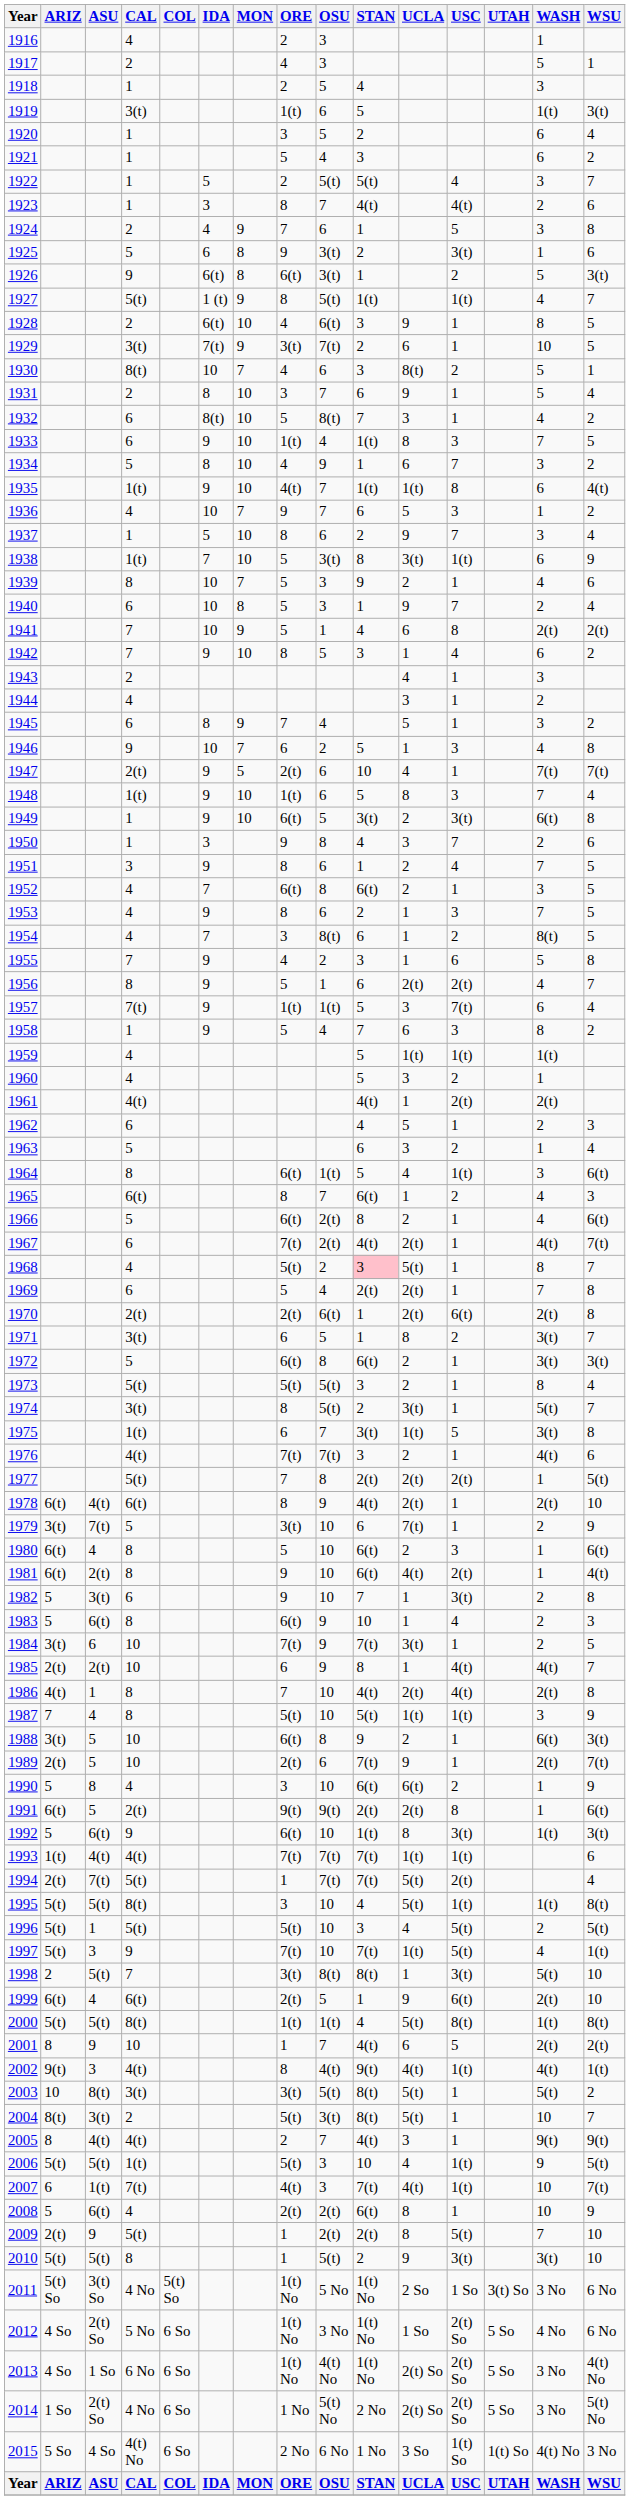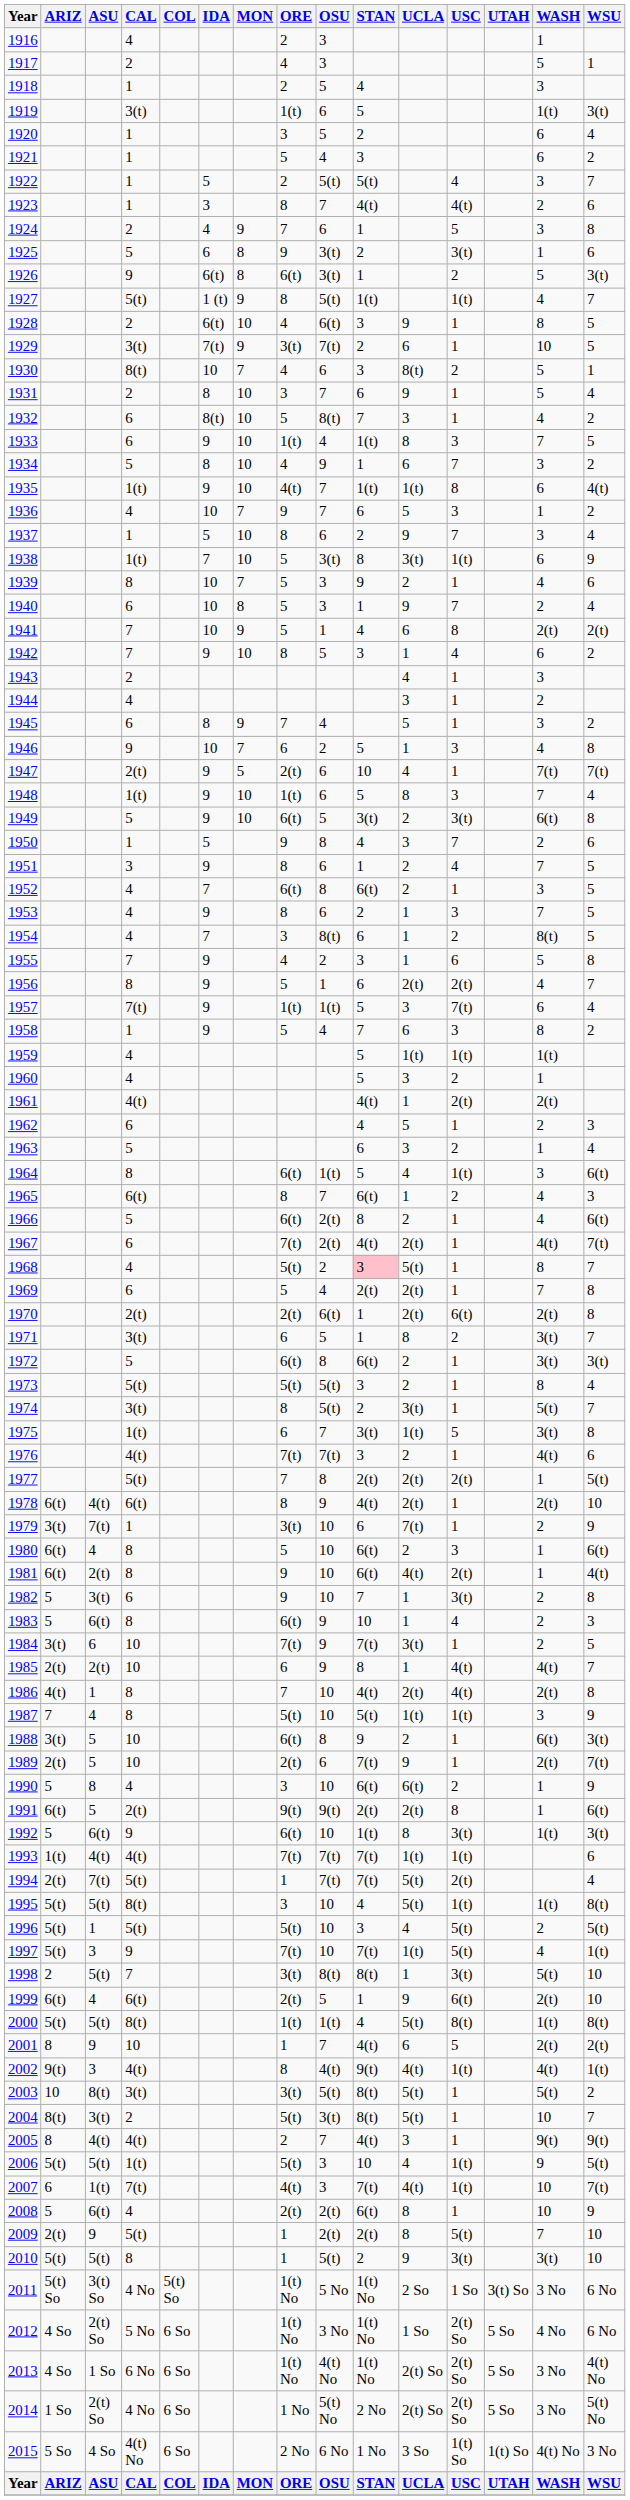(129, 818) 1 -> (129, 818) 5
(206, 842) 3 -> (206, 842) 5
(129, 1526) 5 -> (129, 1526) 1
